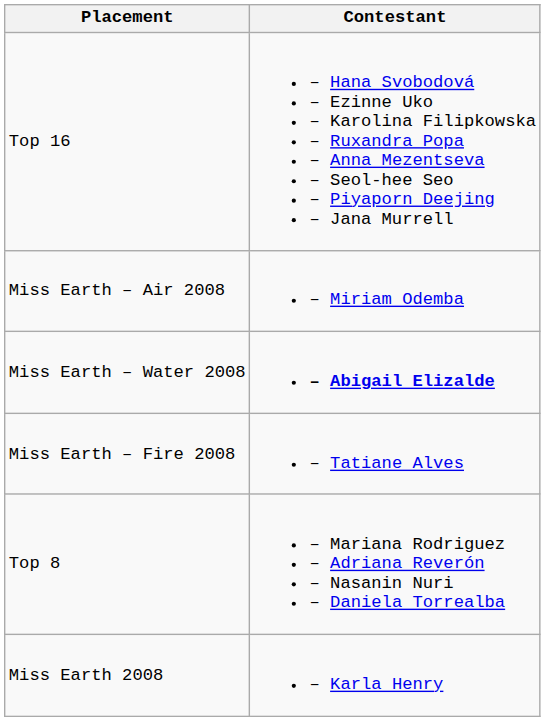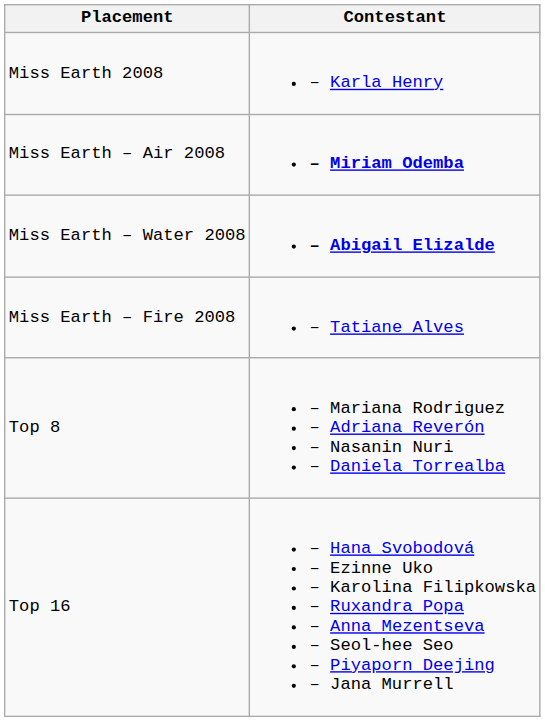rows swapped: (86, 676) <-> (40, 142)
(395, 301) normal -> (395, 165) bold
